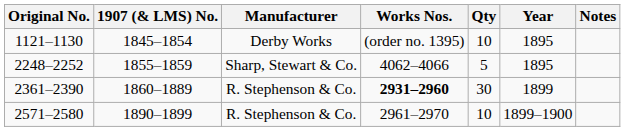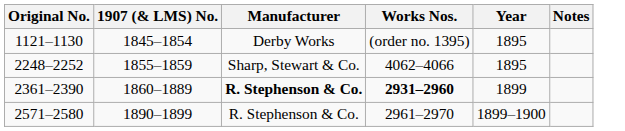- column: (484, 16)
(291, 89) normal -> (294, 89) bold
